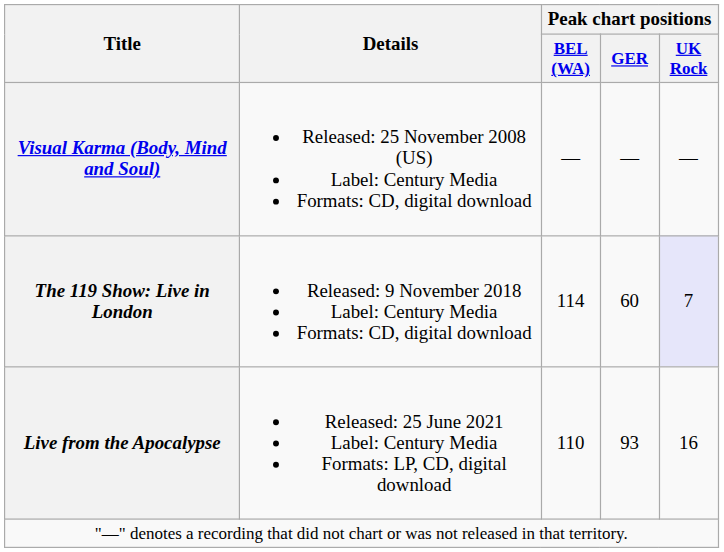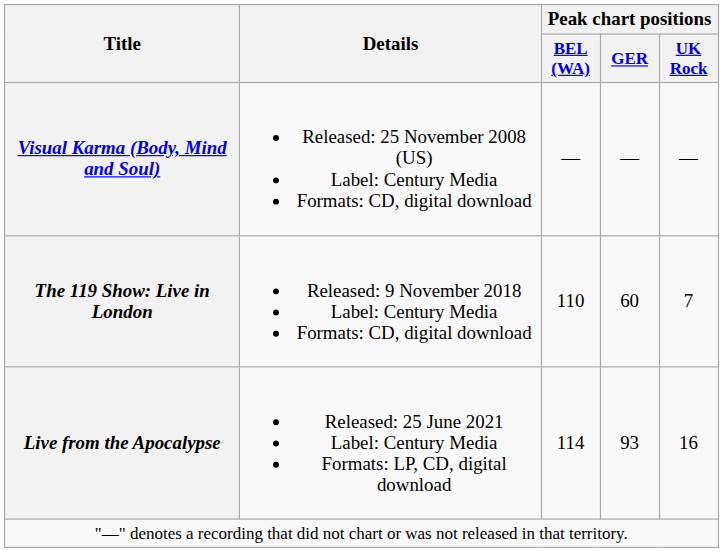(571, 300) 114 -> (571, 300) 110
(689, 300) lavender background -> (689, 300) no background
(571, 442) 110 -> (571, 442) 114
